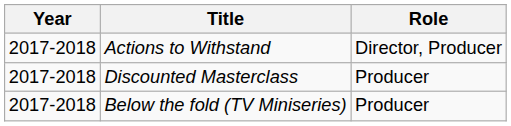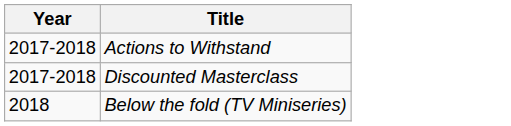- column: (429, 18)
(52, 105) 2017-2018 -> (29, 105) 2018
